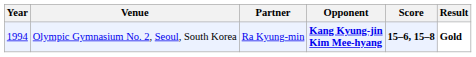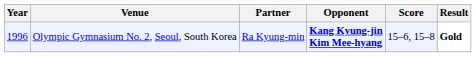(17, 37) 1994 -> (17, 37) 1996
(411, 37) bold -> (411, 37) normal
